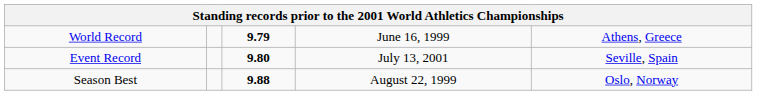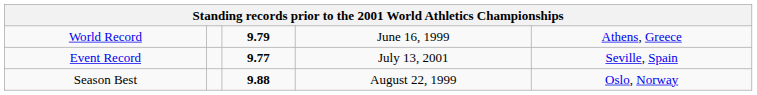(258, 57) 9.80 -> (258, 57) 9.77
